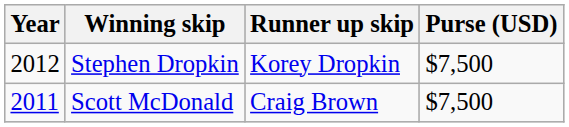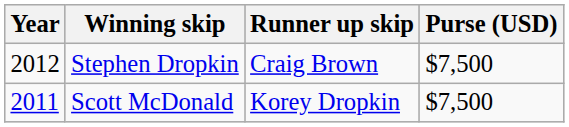(325, 63) Korey Dropkin -> (314, 63) Craig Brown
(314, 102) Craig Brown -> (325, 102) Korey Dropkin
